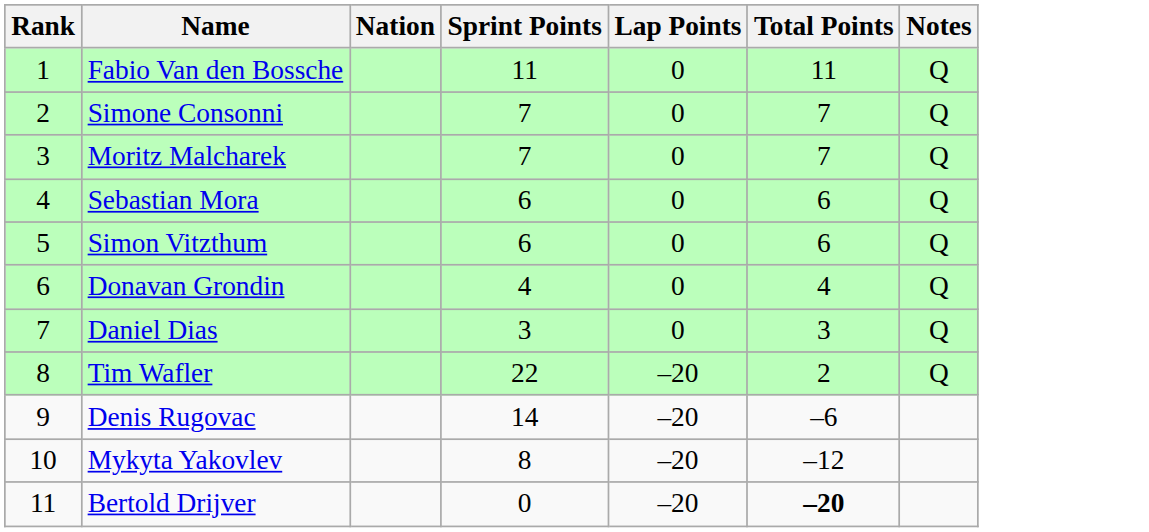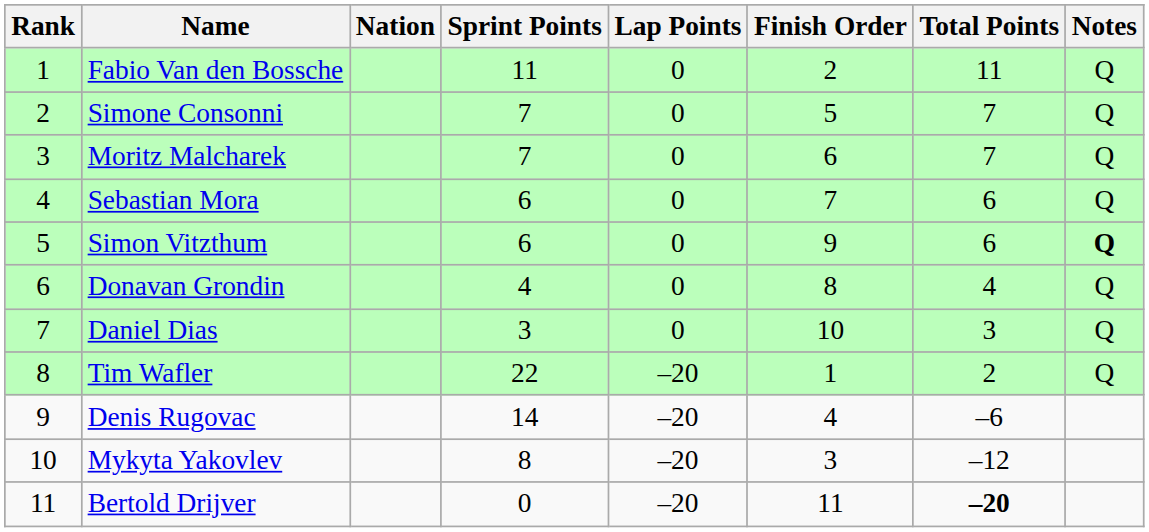+ column: (830, 26)
(939, 243) normal -> (1104, 243) bold
